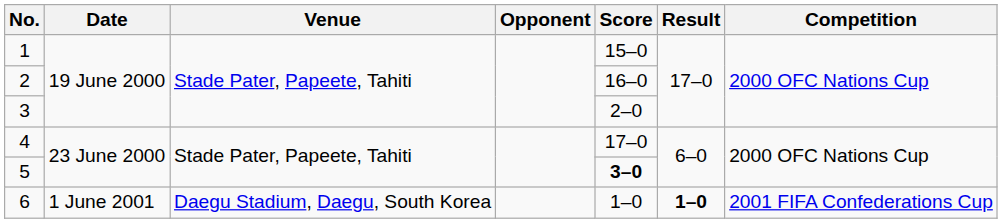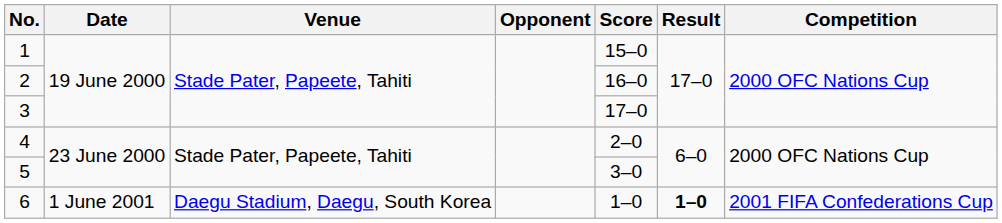(626, 111) 2–0 -> (626, 111) 17–0
(626, 141) 17–0 -> (626, 141) 2–0
(626, 171) bold -> (626, 171) normal
